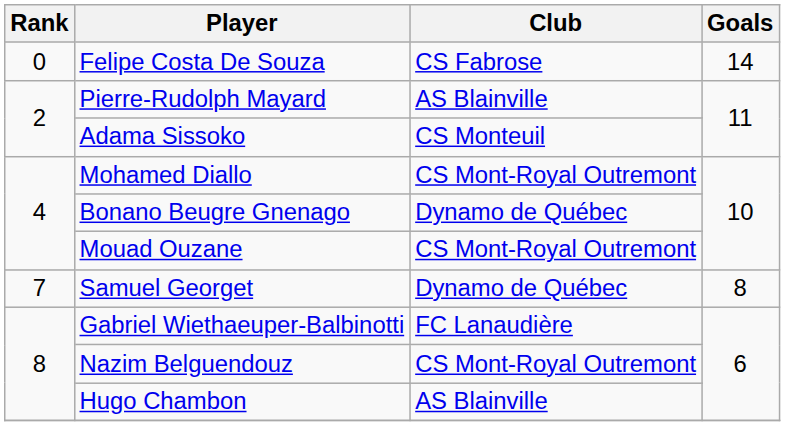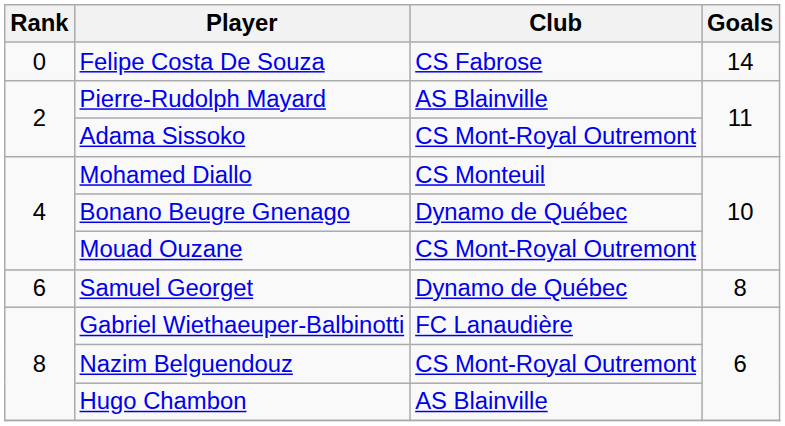(480, 136) CS Monteuil -> (556, 136) CS Mont-Royal Outremont
(556, 174) CS Mont-Royal Outremont -> (480, 174) CS Monteuil
(39, 288) 7 -> (39, 288) 6
